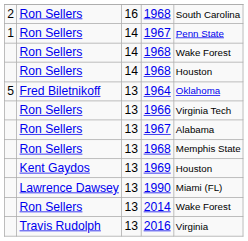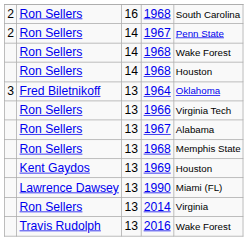(11, 33) 1 -> (11, 33) 2
(11, 91) 5 -> (11, 91) 3
(203, 207) Wake Forest -> (192, 207) Virginia
(192, 226) Virginia -> (203, 226) Wake Forest
